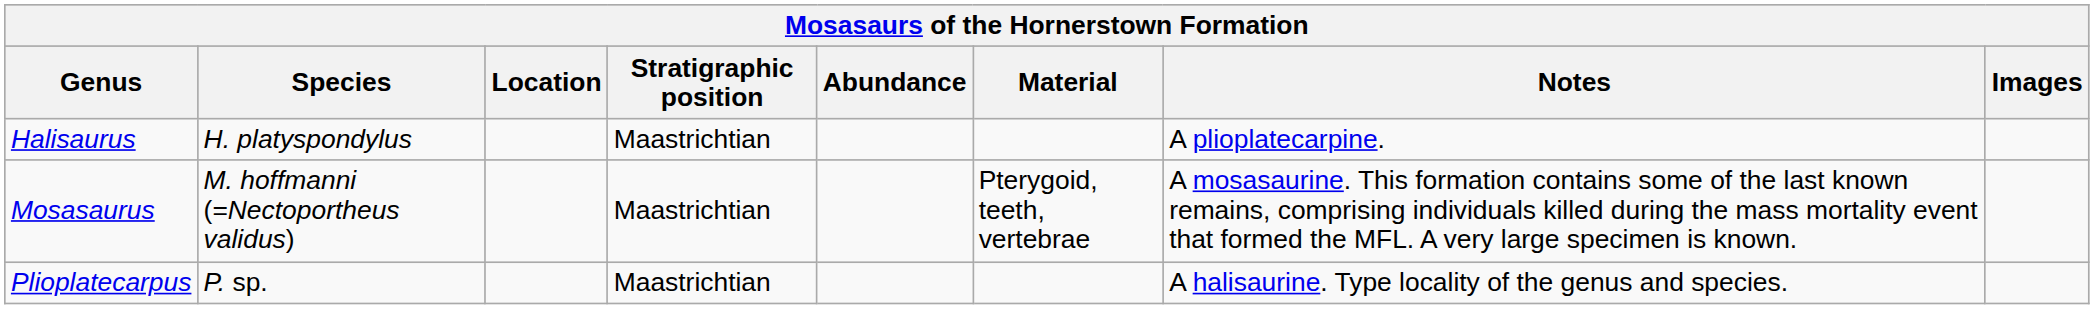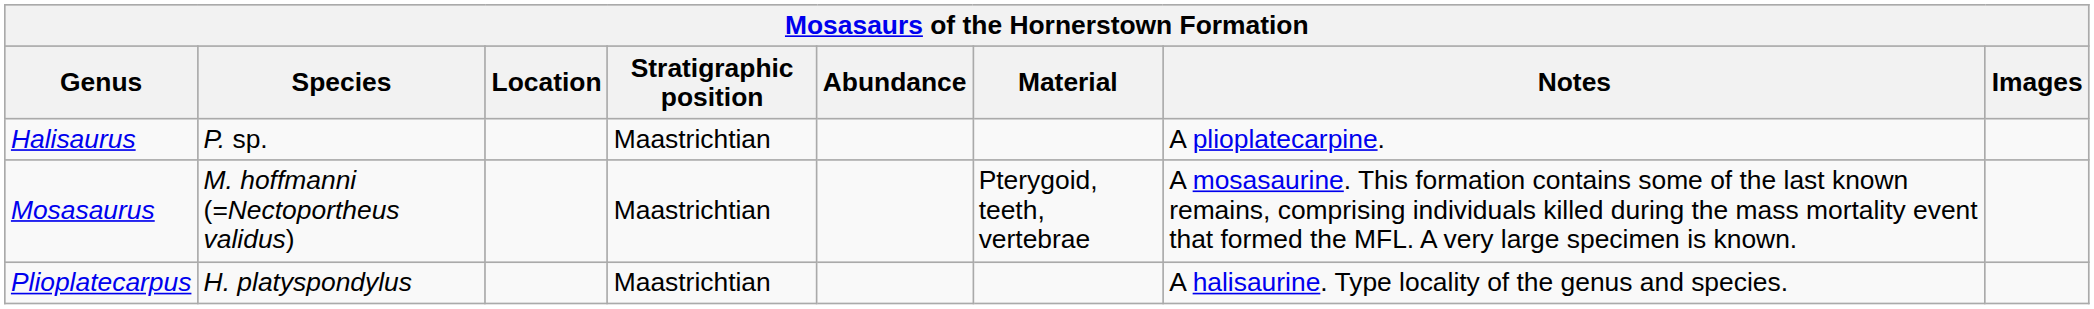(308, 138) H. platyspondylus -> (236, 138) P. sp.
(236, 282) P. sp. -> (308, 282) H. platyspondylus
